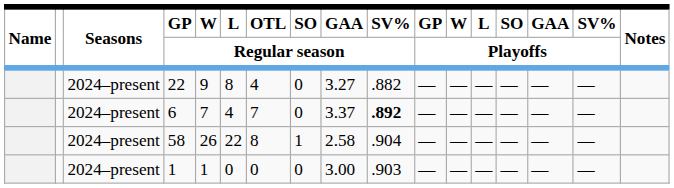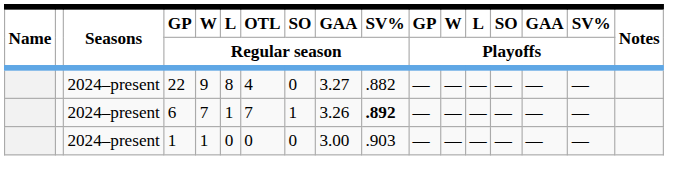(229, 112) 4 -> (229, 112) 1
(298, 112) 0 -> (293, 112) 1
(340, 112) 3.37 -> (334, 112) 3.26
- row: (176, 141)
